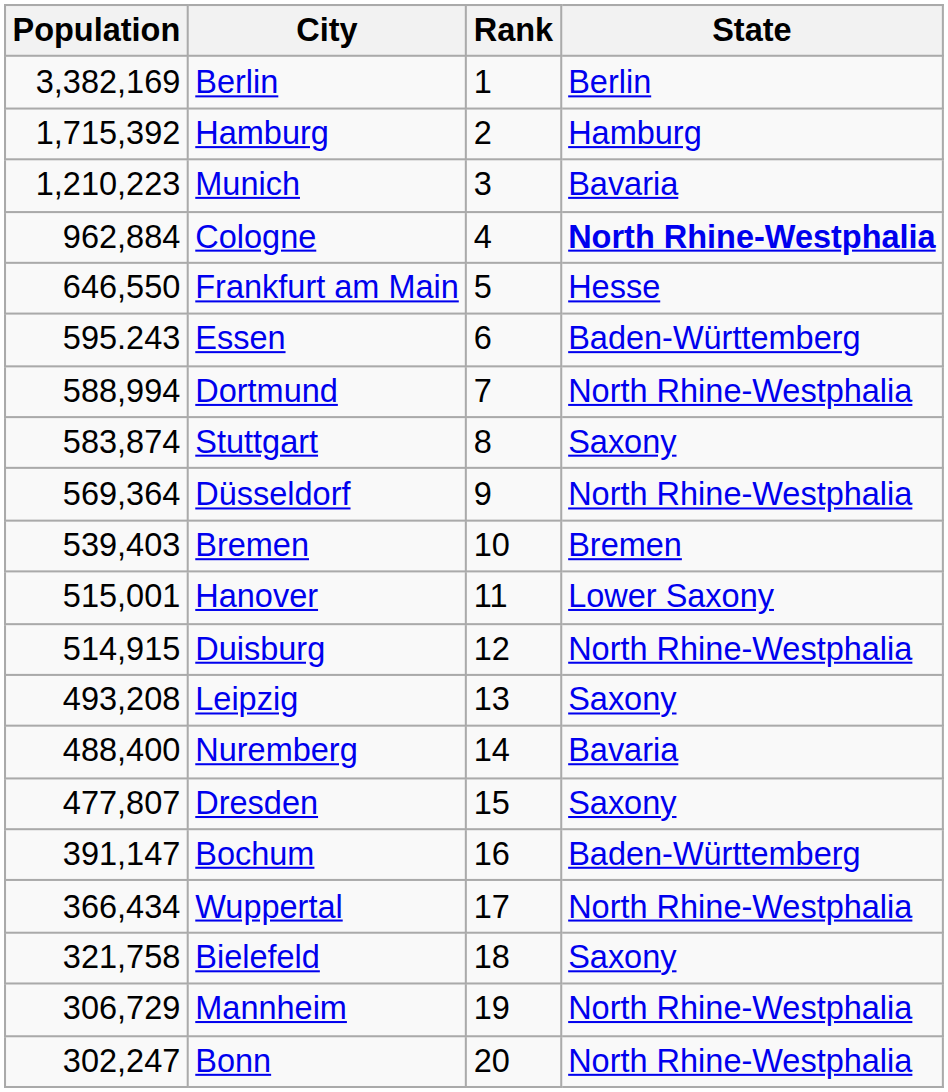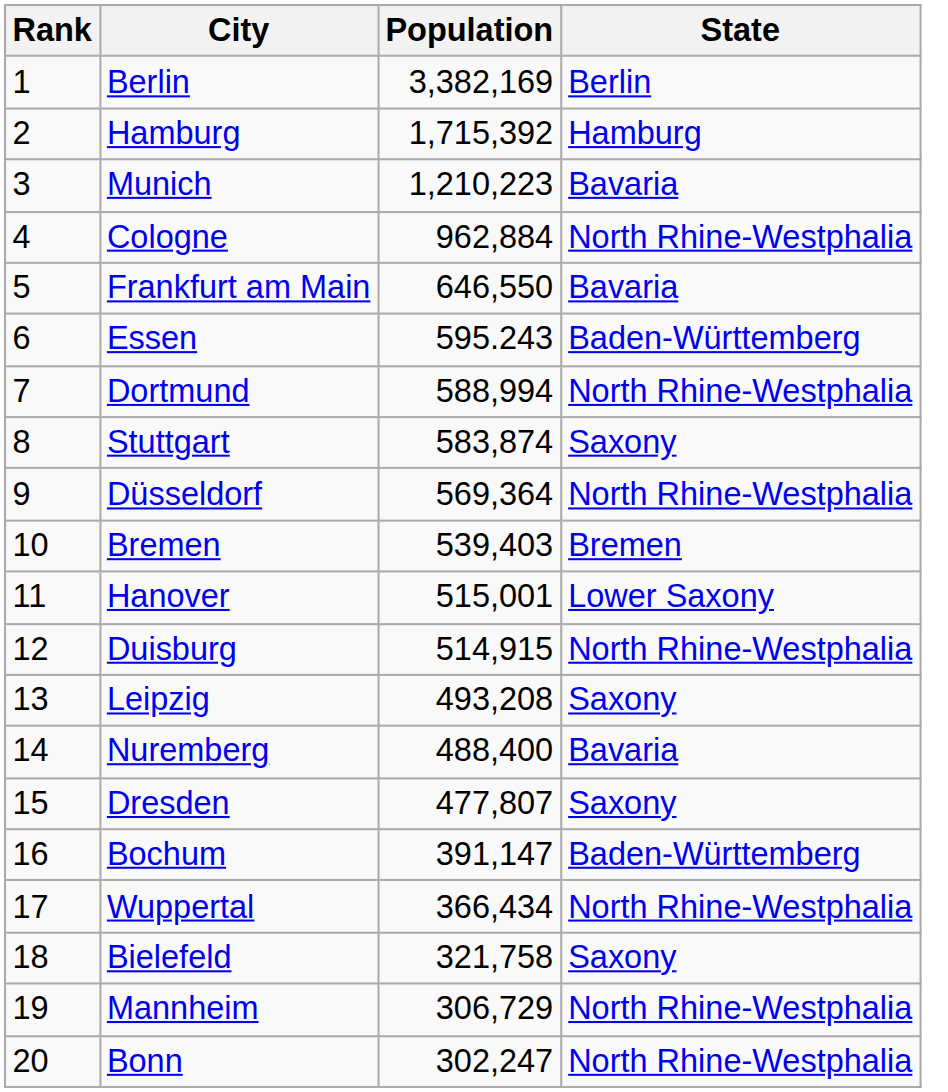columns swapped: (513, 30) <-> (96, 30)
(752, 236) bold -> (740, 236) normal
(614, 287) Hesse -> (623, 287) Bavaria
